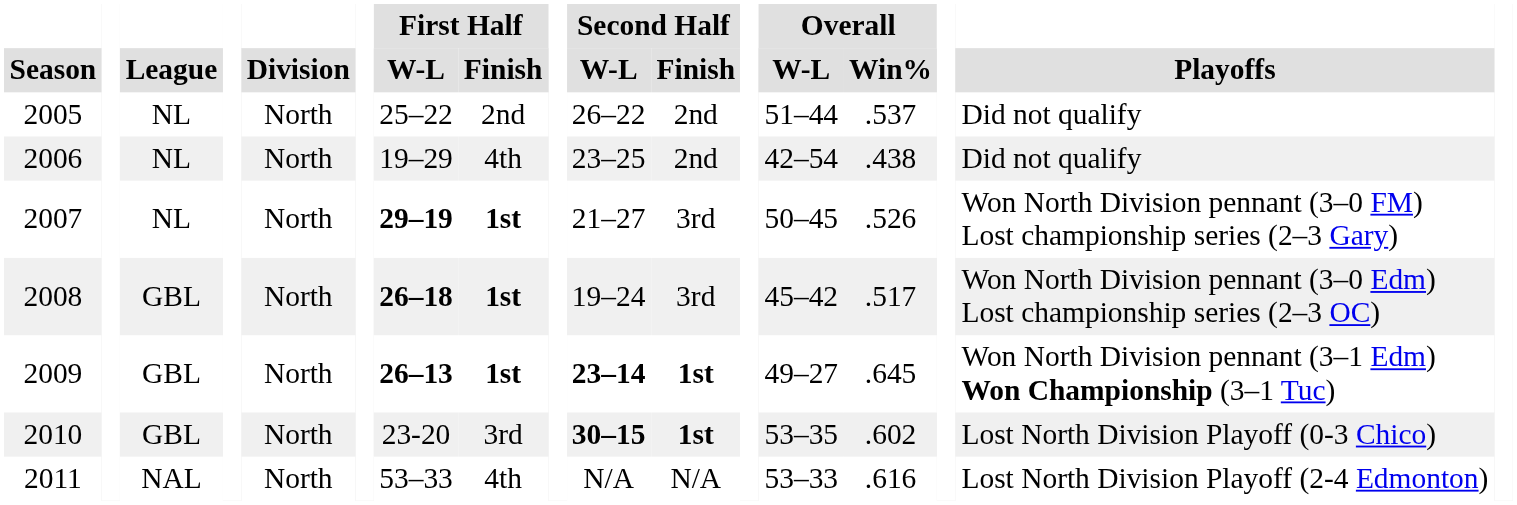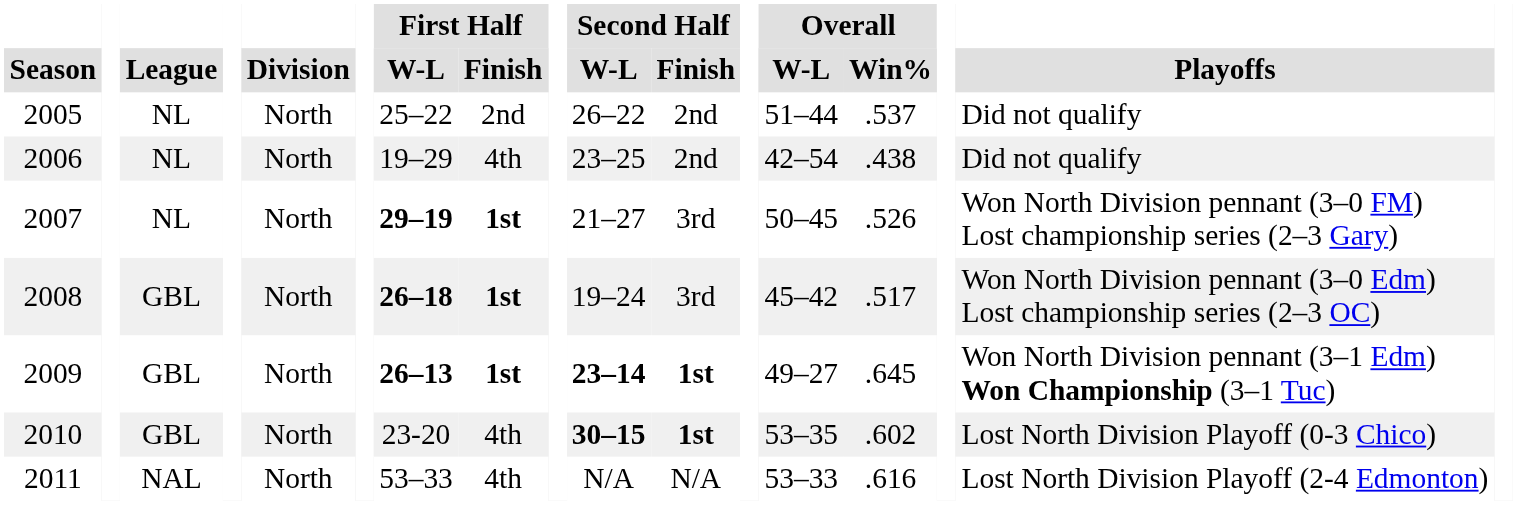(503, 434) 3rd -> (503, 434) 4th
